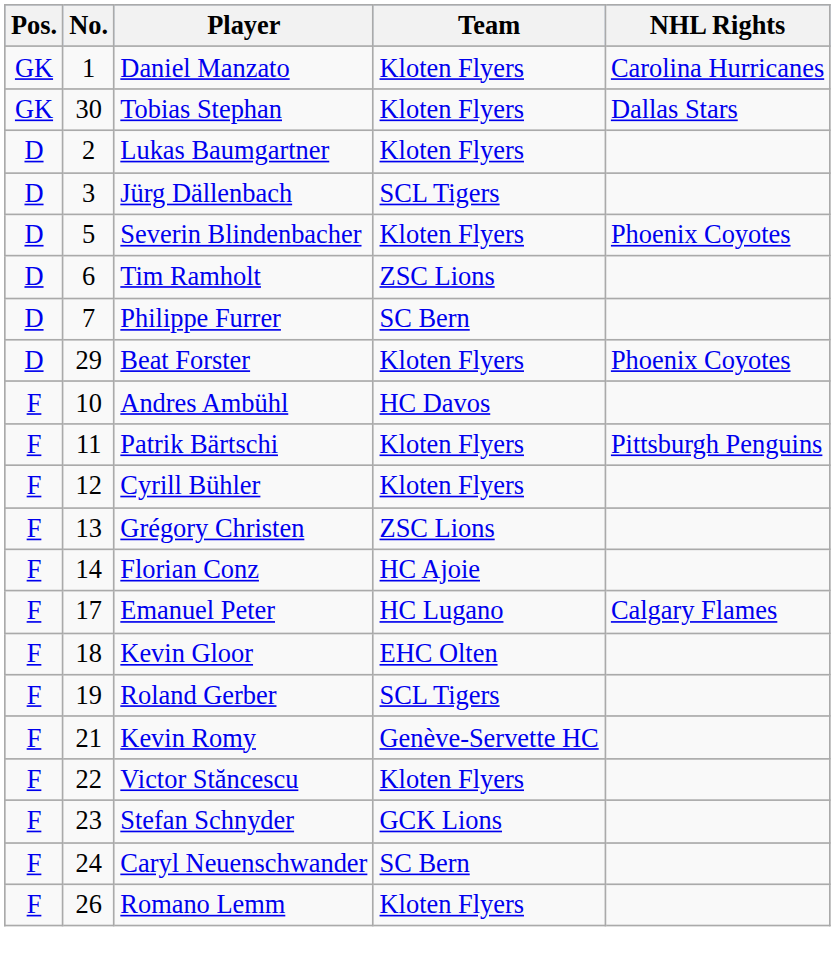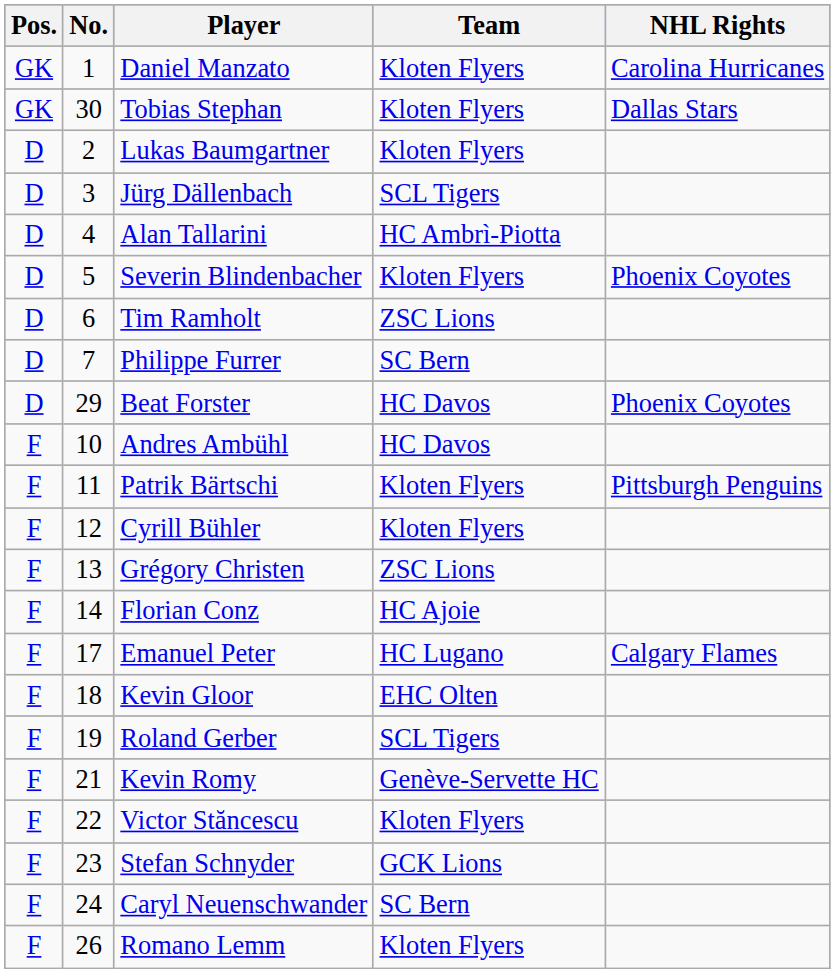+ row: (194, 234)
(452, 360) Kloten Flyers -> (435, 402) HC Davos
